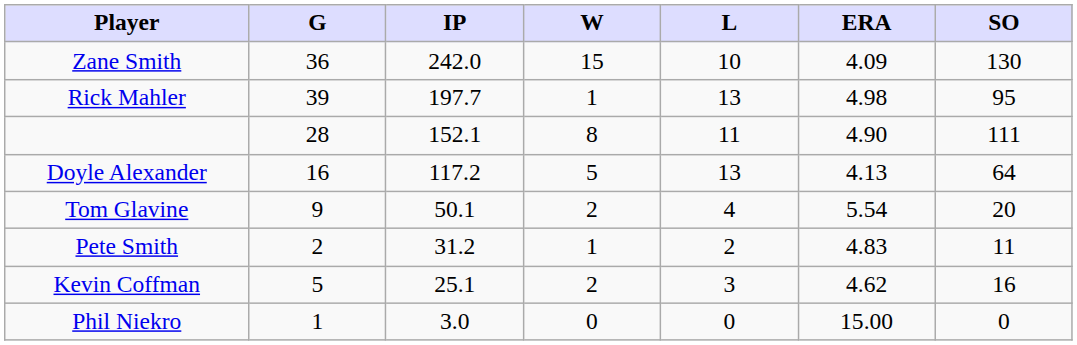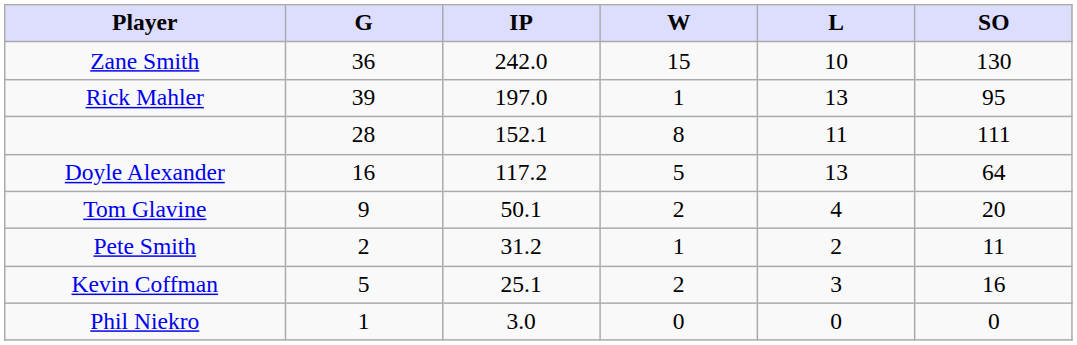- column: (867, 23)
(455, 97) 197.7 -> (521, 97) 197.0
